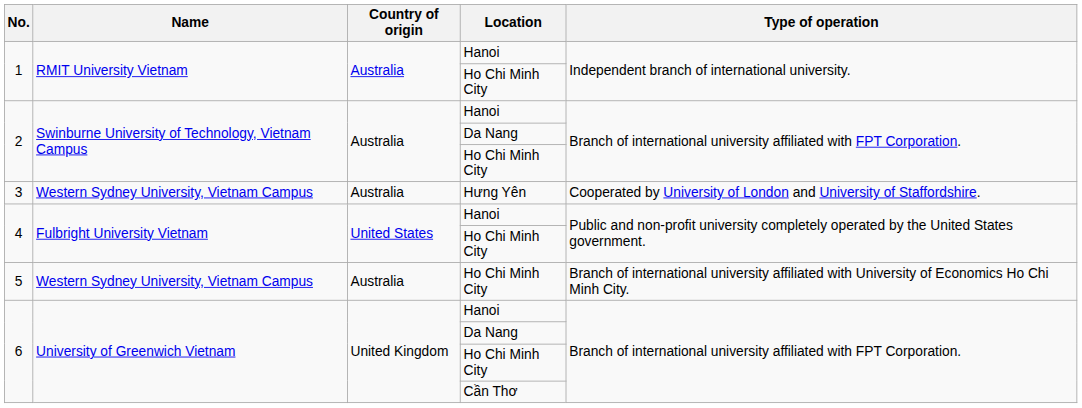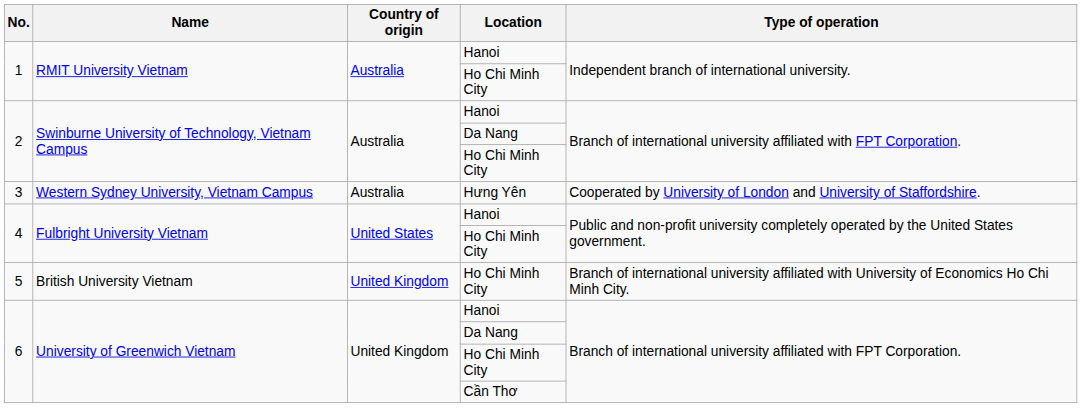(175, 281) Western Sydney University, Vietnam Campus -> (114, 281) British University Vietnam
(377, 281) Australia -> (399, 281) United Kingdom
